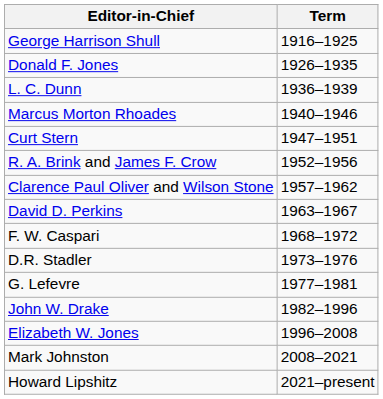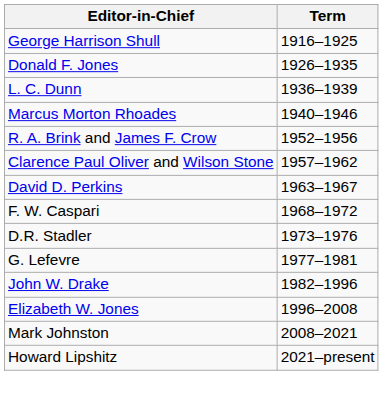- row: (43, 138)
